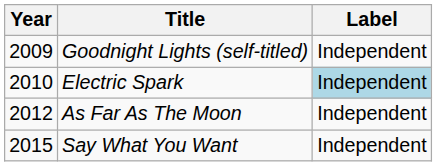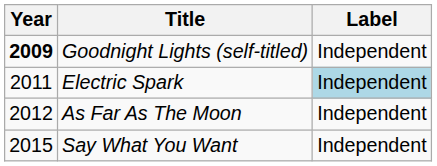(31, 51) normal -> (31, 51) bold
(31, 82) 2010 -> (31, 82) 2011
